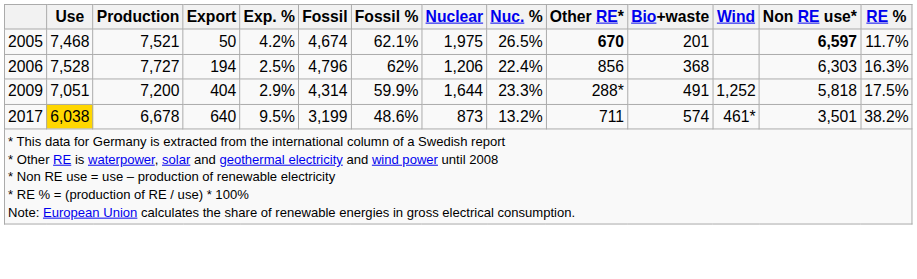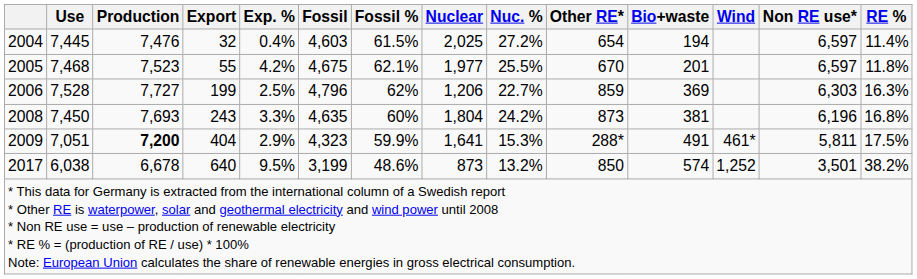+ row: (26, 41)
(160, 41) 7,521 -> (160, 66) 7,523
(228, 41) 50 -> (228, 66) 55
(328, 41) 4,674 -> (328, 66) 4,675
(463, 41) 1,975 -> (463, 66) 1,977
(520, 41) 26.5% -> (520, 66) 25.5%
(611, 41) bold -> (611, 66) normal
(837, 41) bold -> (837, 66) normal
(887, 41) 11.7% -> (887, 66) 11.8%
(223, 66) 194 -> (223, 91) 199
(520, 66) 22.4% -> (520, 91) 22.7%
(611, 66) 856 -> (611, 91) 859
(696, 66) 368 -> (696, 91) 369
+ row: (26, 116)
(160, 91) normal -> (160, 141) bold
(328, 91) 4,314 -> (328, 141) 4,323
(463, 91) 1,644 -> (463, 141) 1,641
(520, 91) 23.3% -> (520, 141) 15.3%
(736, 91) 1,252 -> (739, 141) 461*
(837, 91) 5,818 -> (838, 141) 5,811
(70, 116) gold background -> (70, 166) no background
(611, 116) 711 -> (611, 166) 850
(739, 116) 461* -> (736, 166) 1,252
